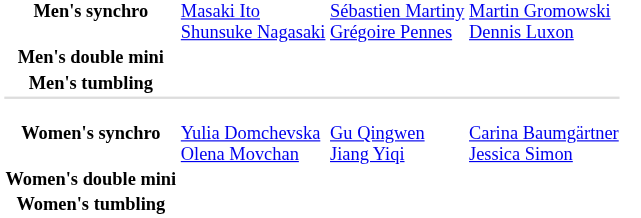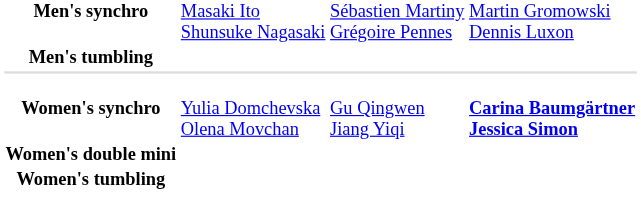- row: (91, 57)
(544, 143) normal -> (552, 118) bold
